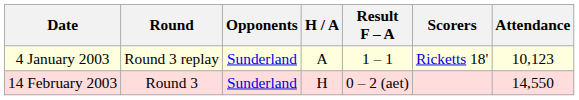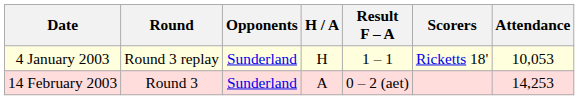(322, 58) A -> (322, 58) H
(533, 58) 10,123 -> (533, 58) 10,053
(322, 82) H -> (322, 82) A
(533, 82) 14,550 -> (533, 82) 14,253
